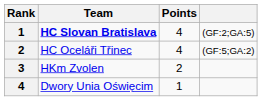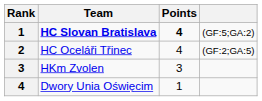(179, 31) normal -> (179, 31) bold
(228, 32) (GF:2;GA:5) -> (228, 32) (GF:5;GA:2)
(228, 50) (GF:5;GA:2) -> (228, 50) (GF:2;GA:5)
(179, 68) 2 -> (179, 68) 3
